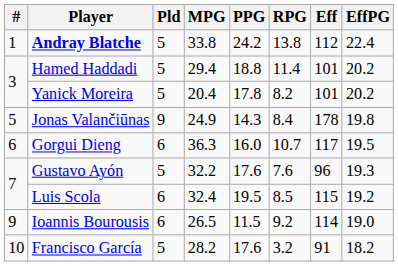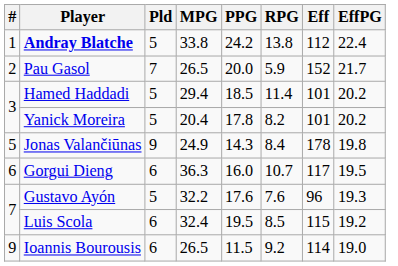+ row: (57, 68)
(247, 68) 18.8 -> (239, 94) 18.5
- row: (87, 247)
